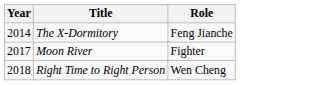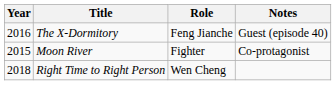+ column: (283, 13)
(19, 32) 2014 -> (19, 32) 2016
(19, 51) 2017 -> (19, 51) 2015
